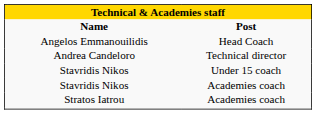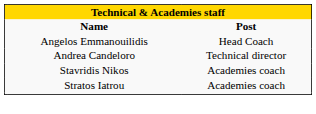- row: (94, 70)
